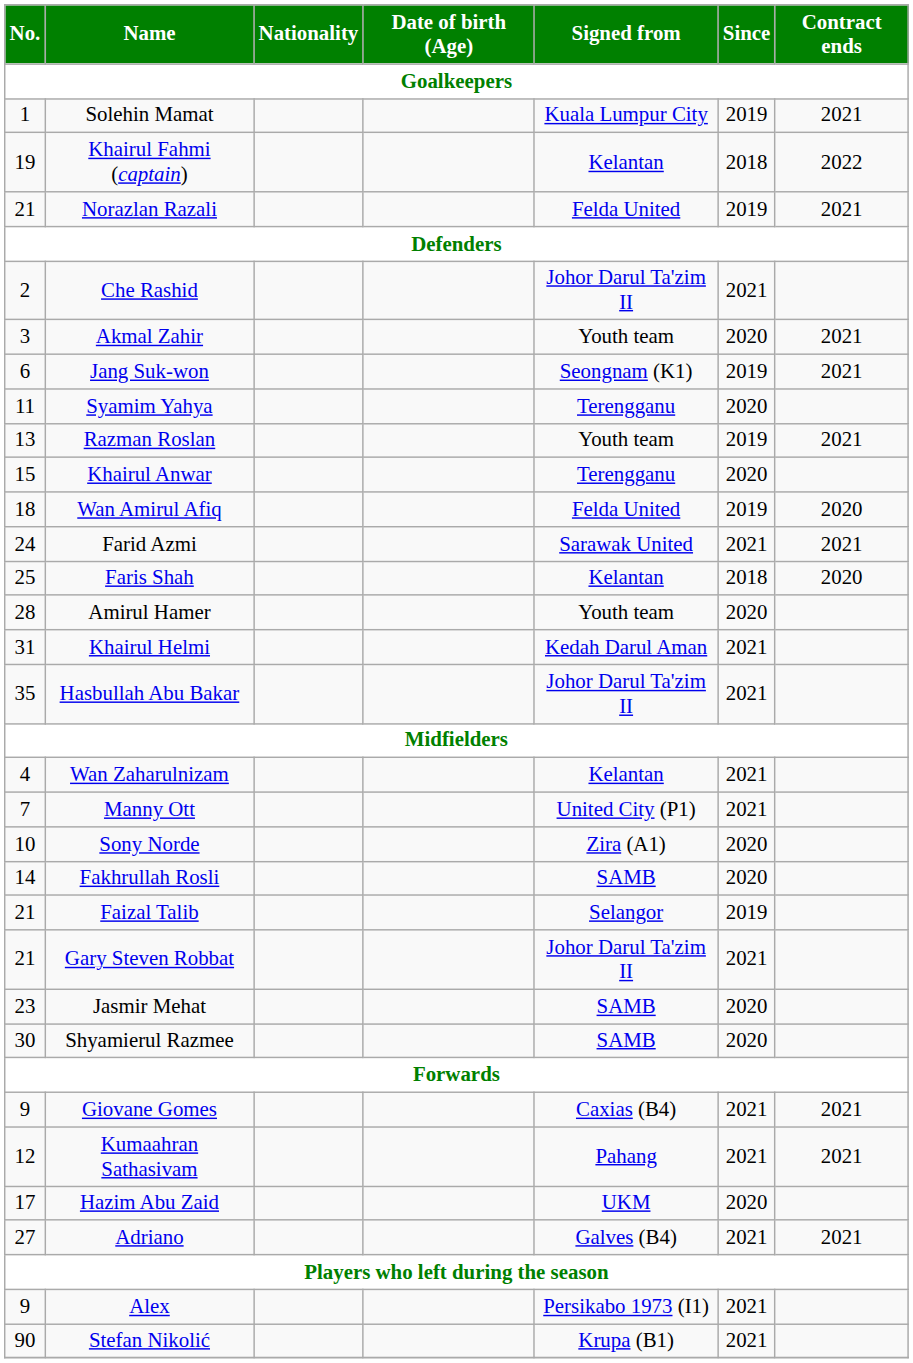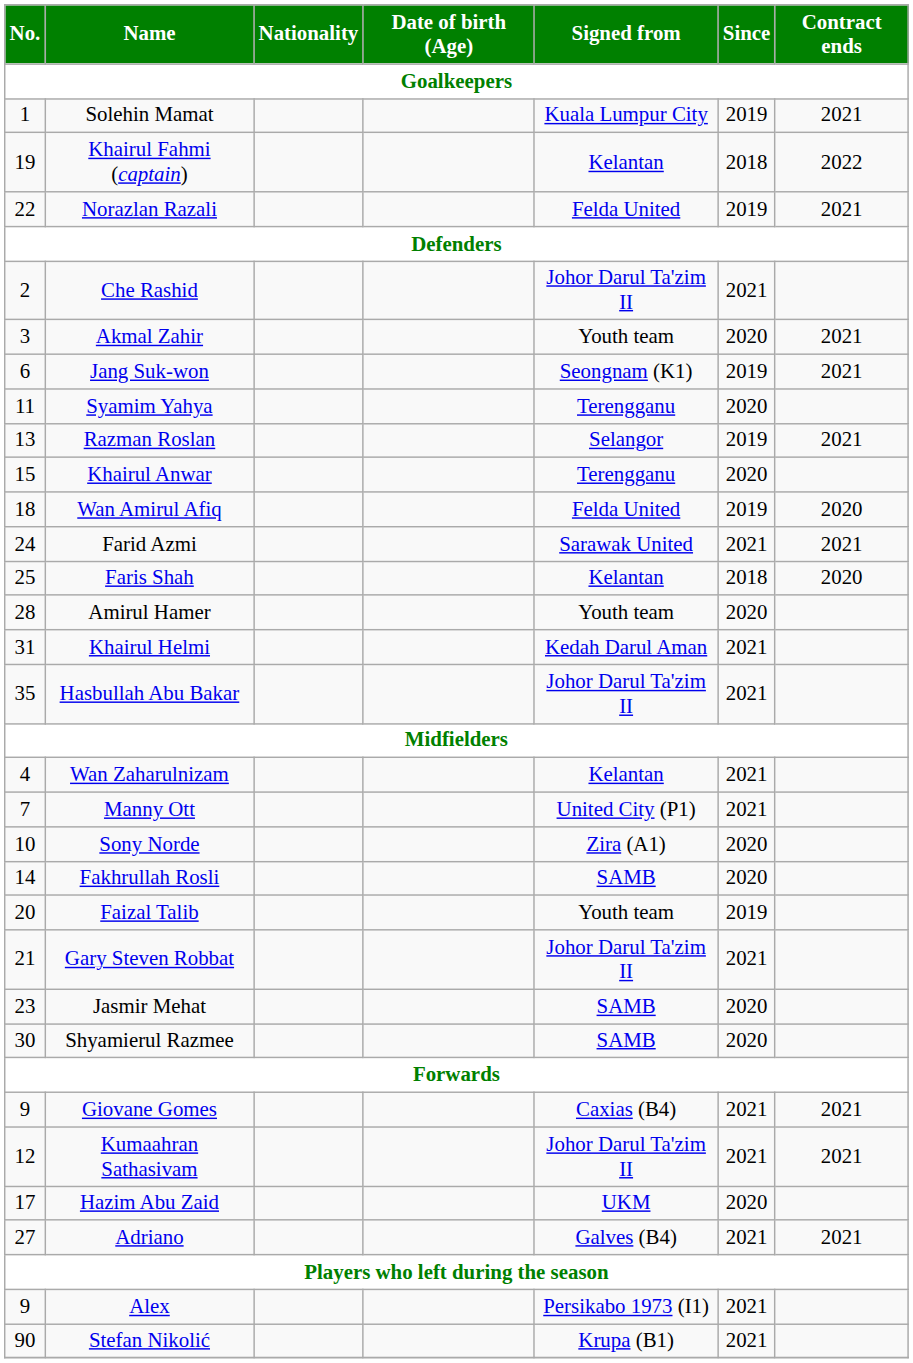(25, 209) 21 -> (25, 209) 22
(626, 440) Youth team -> (626, 440) Selangor
(25, 912) 21 -> (25, 912) 20
(626, 912) Selangor -> (626, 912) Youth team
(626, 1156) Pahang -> (626, 1156) Johor Darul Ta'zim II
